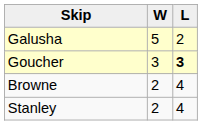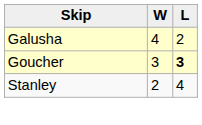(155, 39) 5 -> (155, 39) 4
- row: (32, 85)
